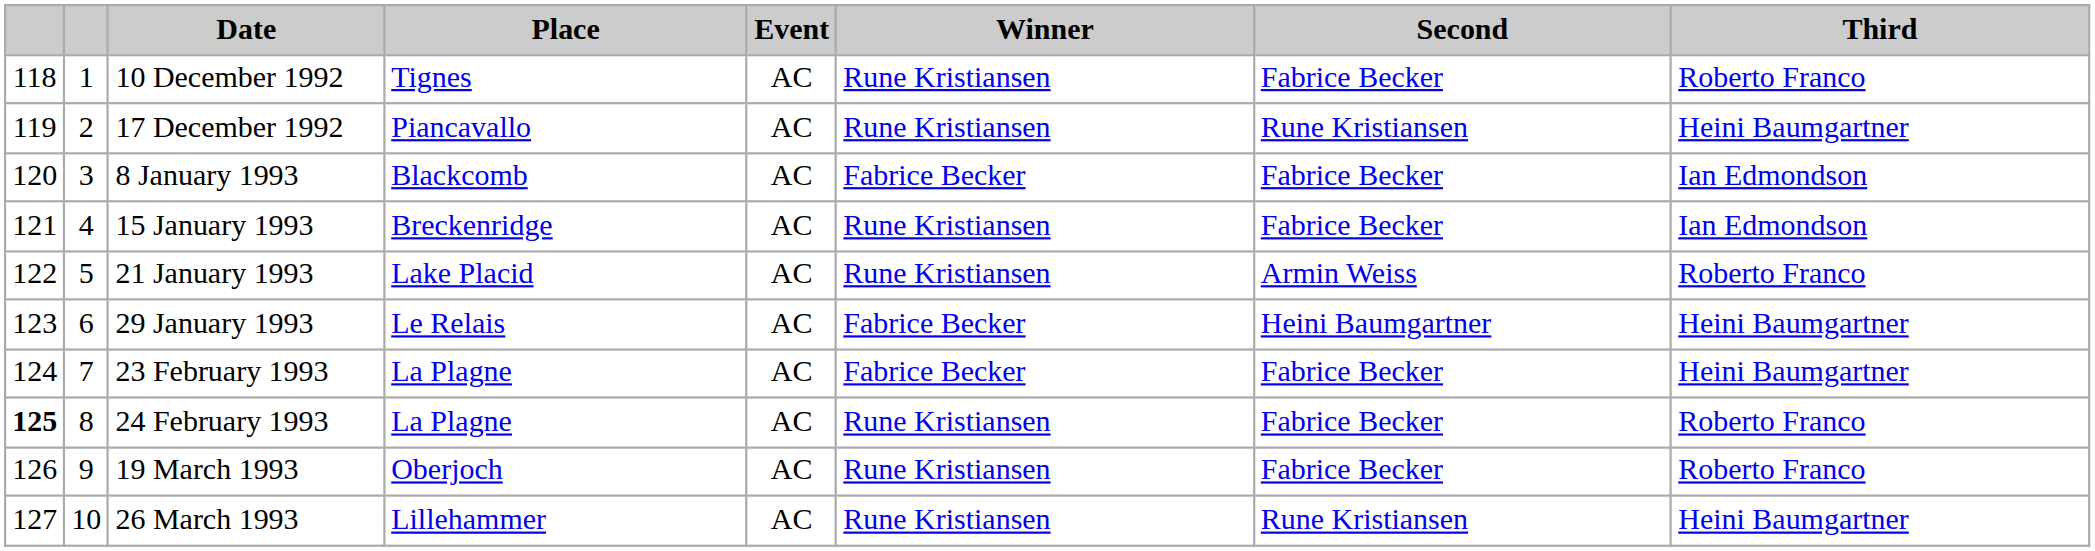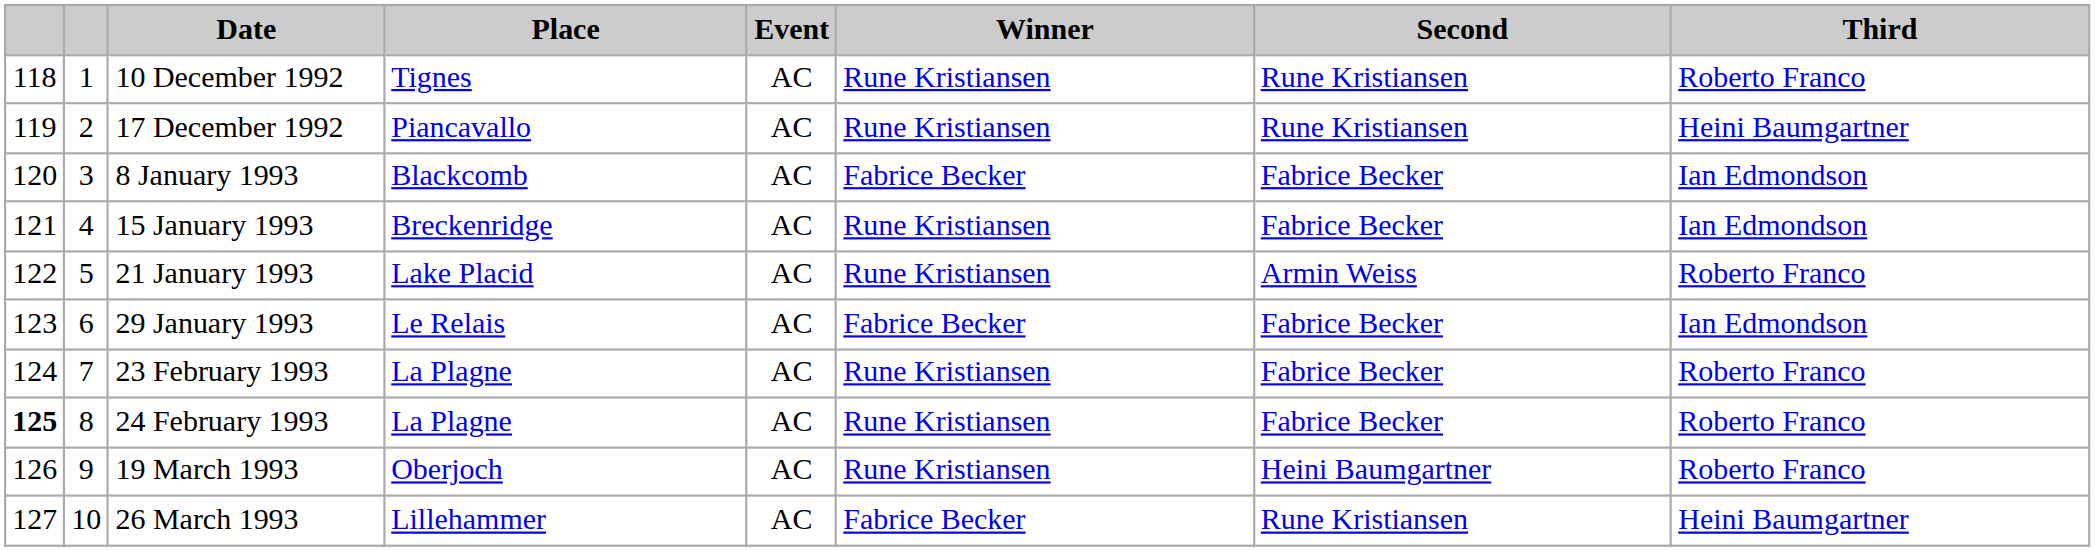(1352, 77) Fabrice Becker -> (1364, 77) Rune Kristiansen
(1376, 323) Heini Baumgartner -> (1352, 323) Fabrice Becker
(1794, 323) Heini Baumgartner -> (1773, 323) Ian Edmondson
(934, 372) Fabrice Becker -> (947, 372) Rune Kristiansen
(1794, 372) Heini Baumgartner -> (1772, 372) Roberto Franco
(1352, 470) Fabrice Becker -> (1376, 470) Heini Baumgartner
(947, 519) Rune Kristiansen -> (934, 519) Fabrice Becker
